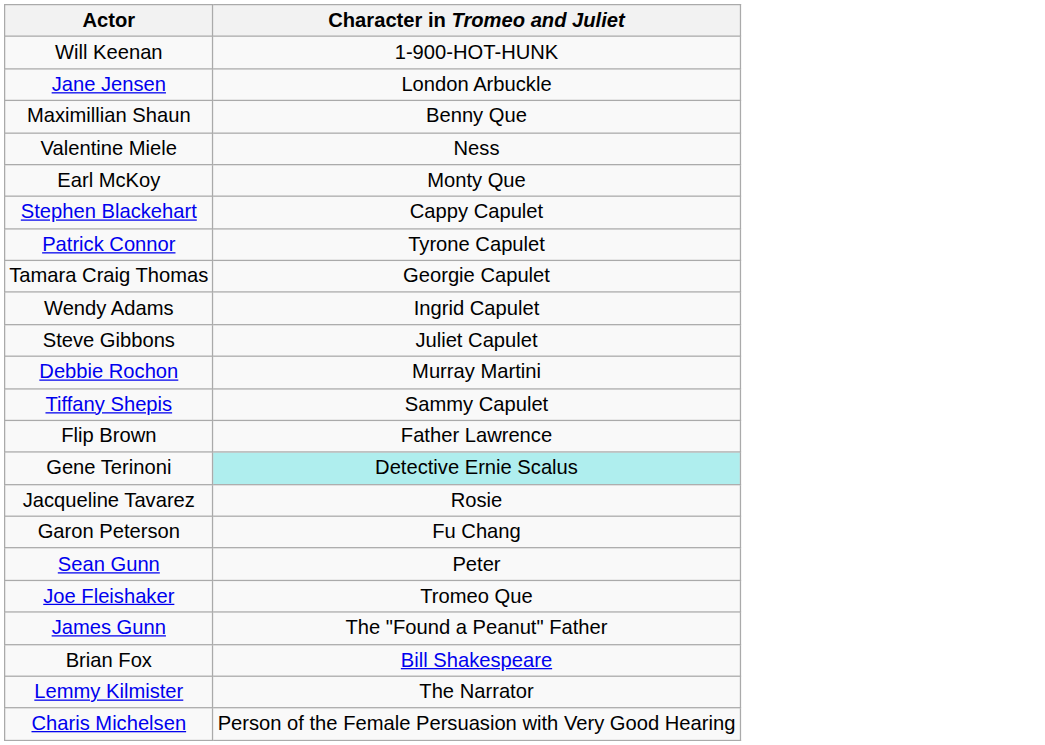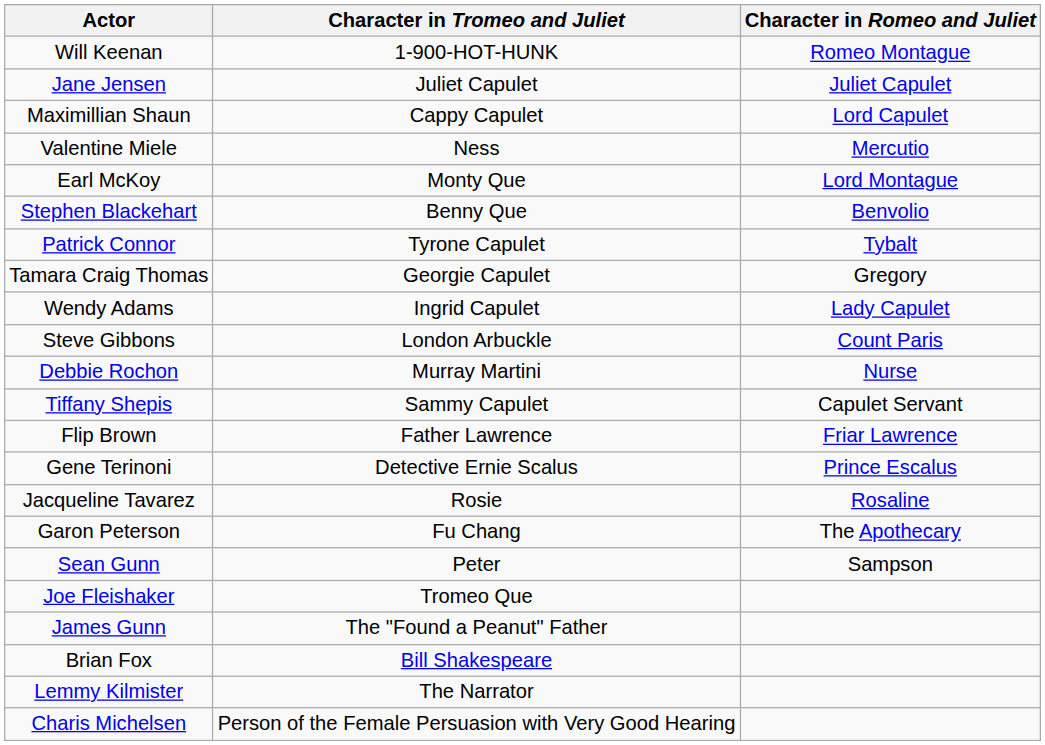+ column: (890, 20)
(476, 84) London Arbuckle -> (476, 84) Juliet Capulet
(476, 116) Benny Que -> (476, 116) Cappy Capulet
(476, 212) Cappy Capulet -> (476, 212) Benny Que
(476, 340) Juliet Capulet -> (476, 340) London Arbuckle
(476, 468) paleturquoise background -> (476, 468) no background
